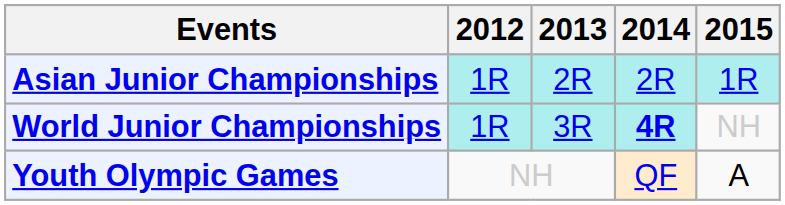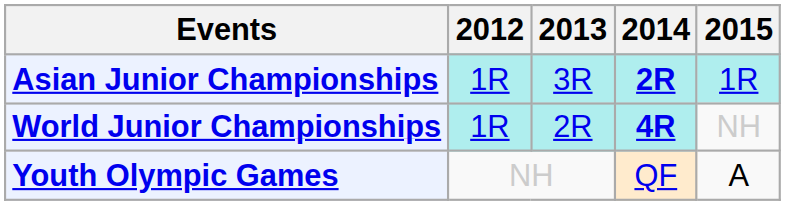(573, 78) 2R -> (573, 78) 3R
(656, 78) normal -> (656, 78) bold
(573, 127) 3R -> (573, 127) 2R
